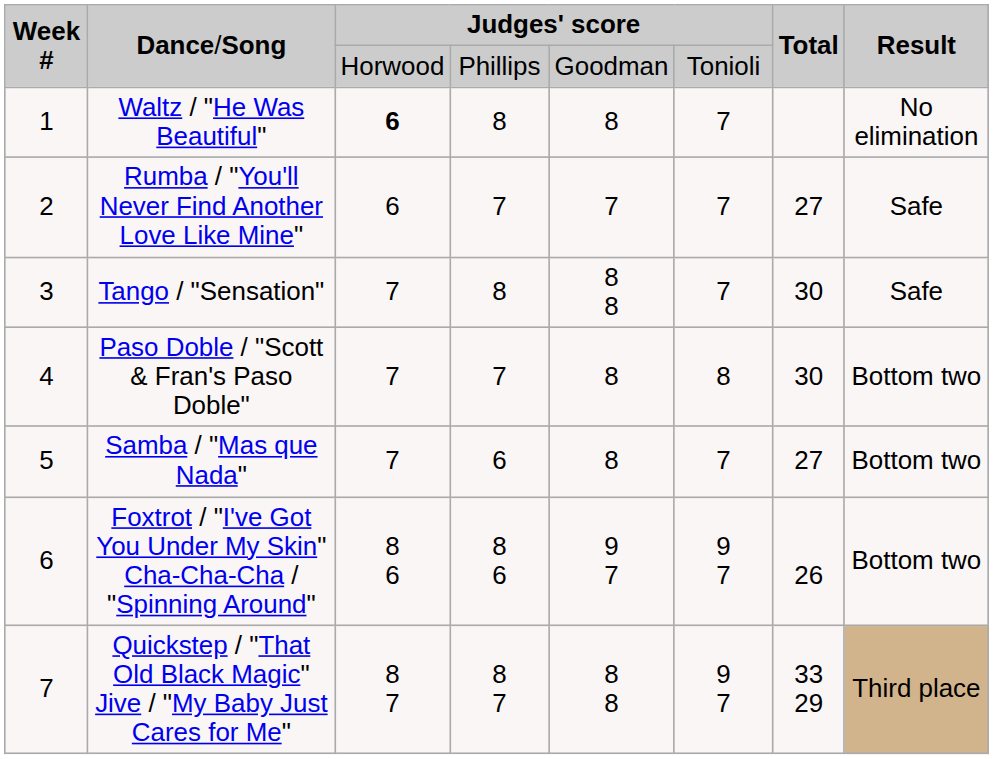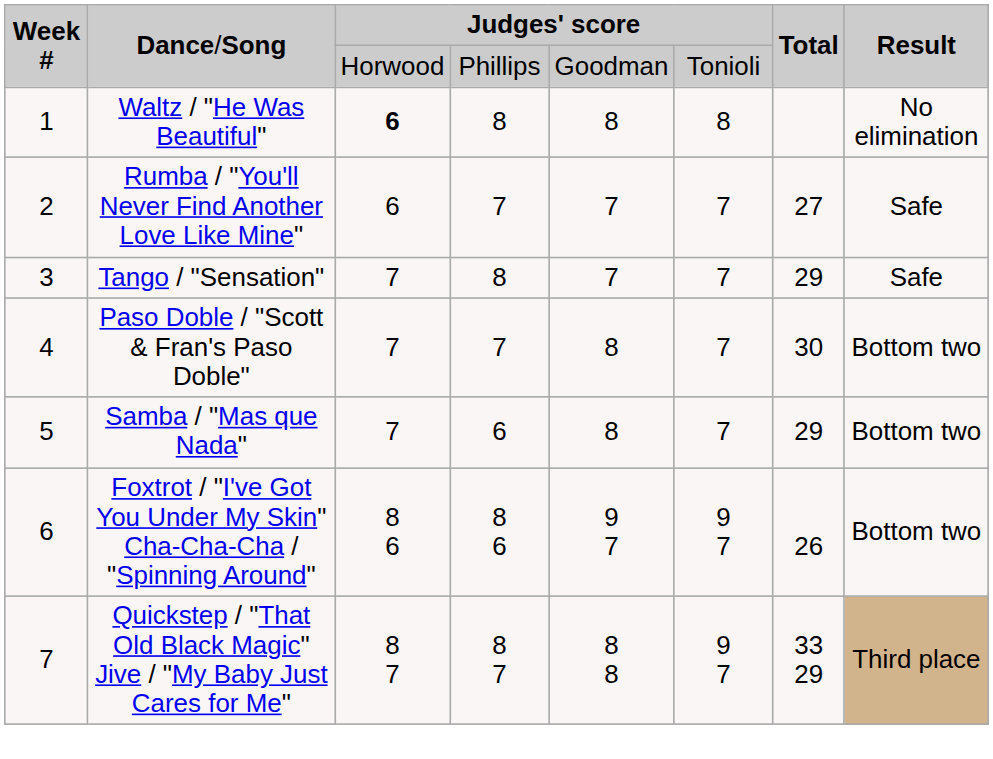(724, 121) 7 -> (724, 121) 8
(611, 291) 8 8 -> (611, 276) 7
(809, 291) 30 -> (809, 276) 29
(724, 376) 8 -> (724, 347) 7
(809, 461) 27 -> (809, 432) 29
